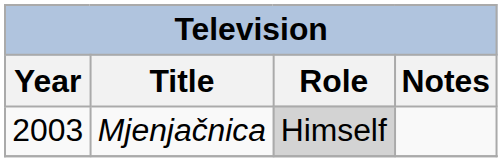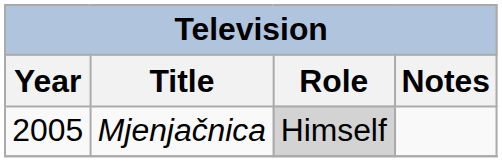(48, 130) 2003 -> (48, 130) 2005
